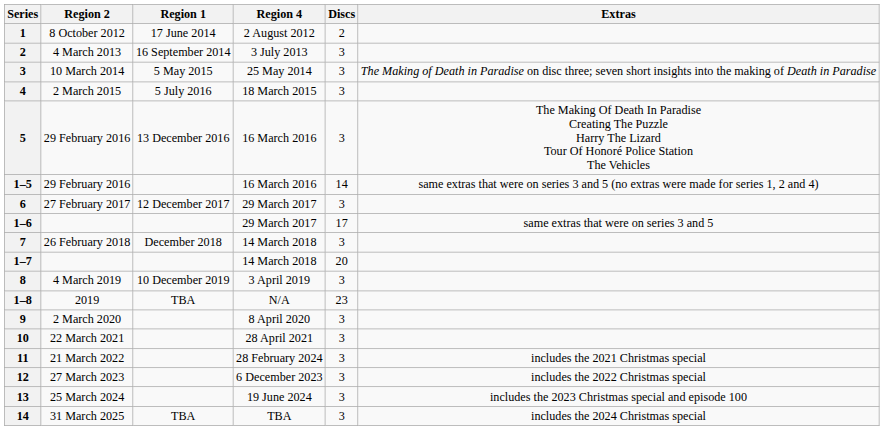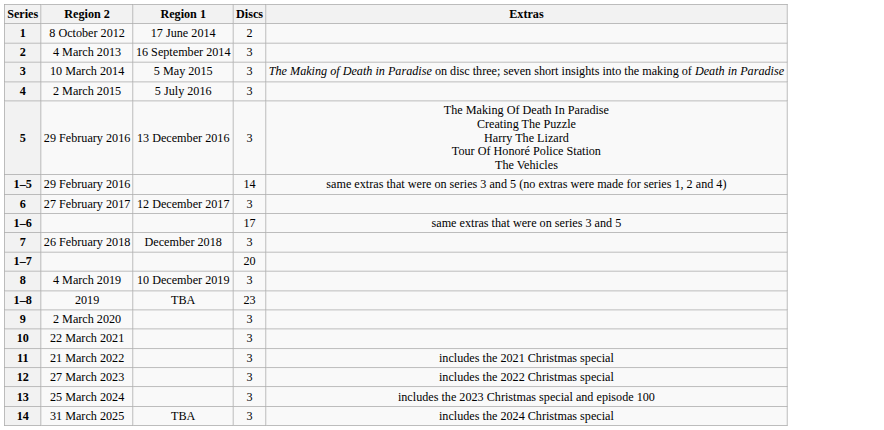- column: (279, 14)
